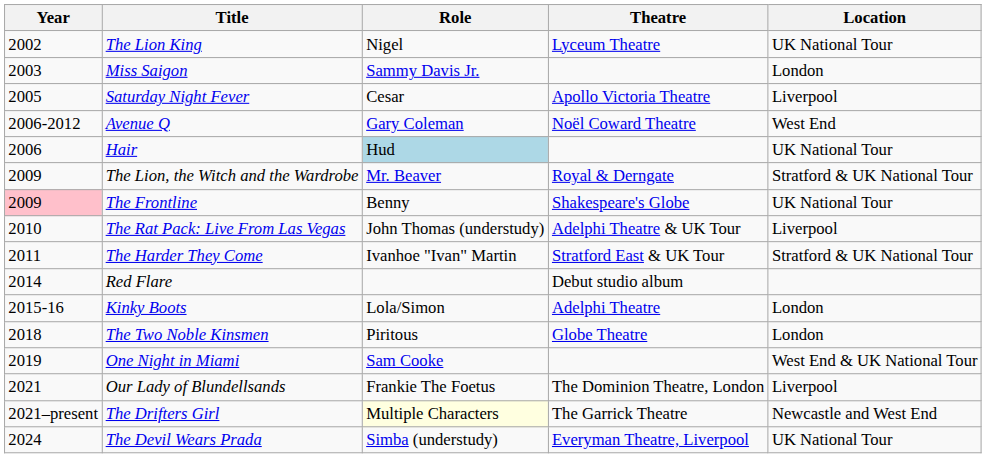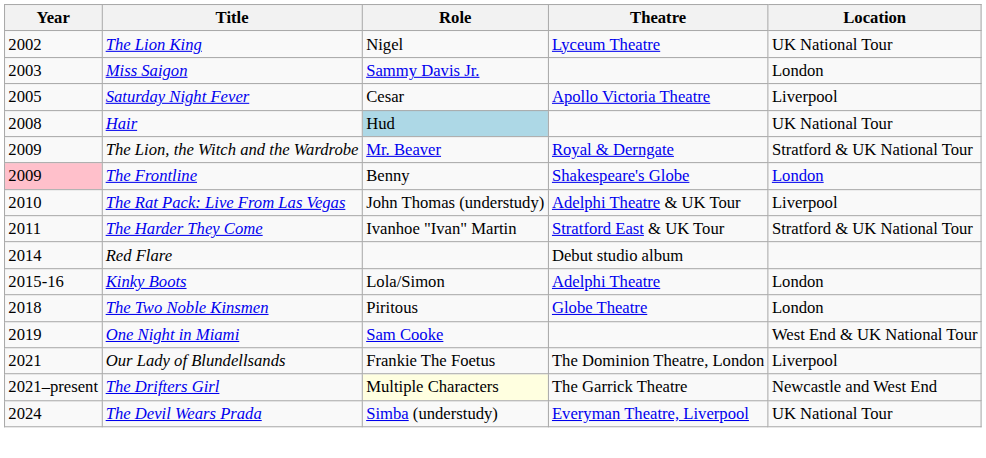- row: (138, 123)
(25, 149) 2006 -> (25, 123) 2008
(832, 202) UK National Tour -> (798, 176) London
